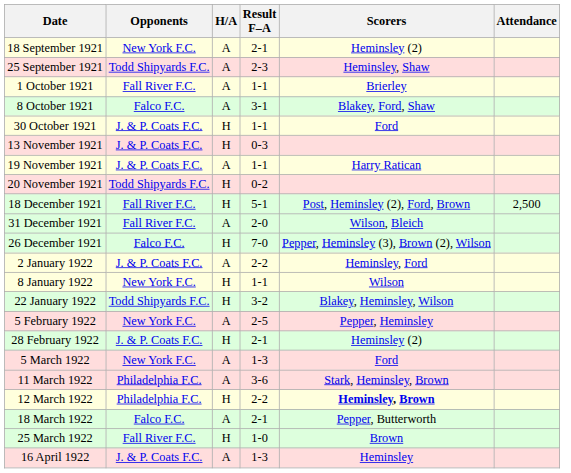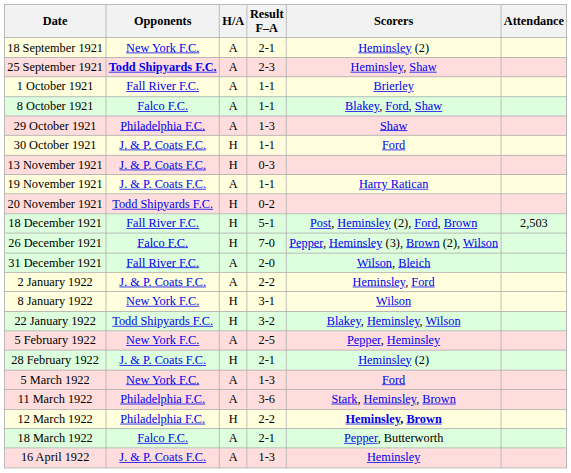(159, 67) normal -> (163, 67) bold
(260, 106) 3-1 -> (267, 106) 1-1
+ row: (55, 125)
(527, 203) 2,500 -> (534, 223) 2,503
rows swapped: (55, 243) <-> (55, 223)
(260, 282) 1-1 -> (267, 301) 3-1
- row: (55, 438)
